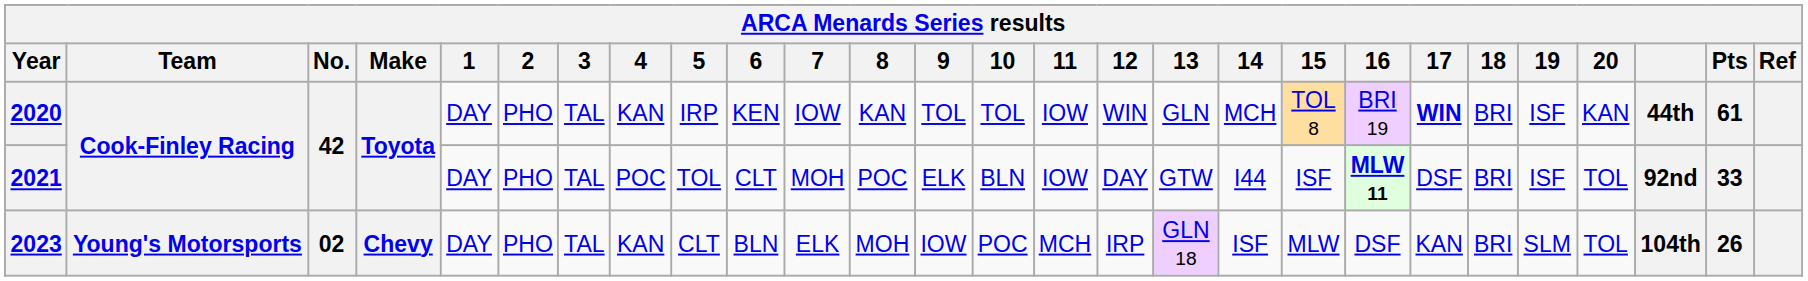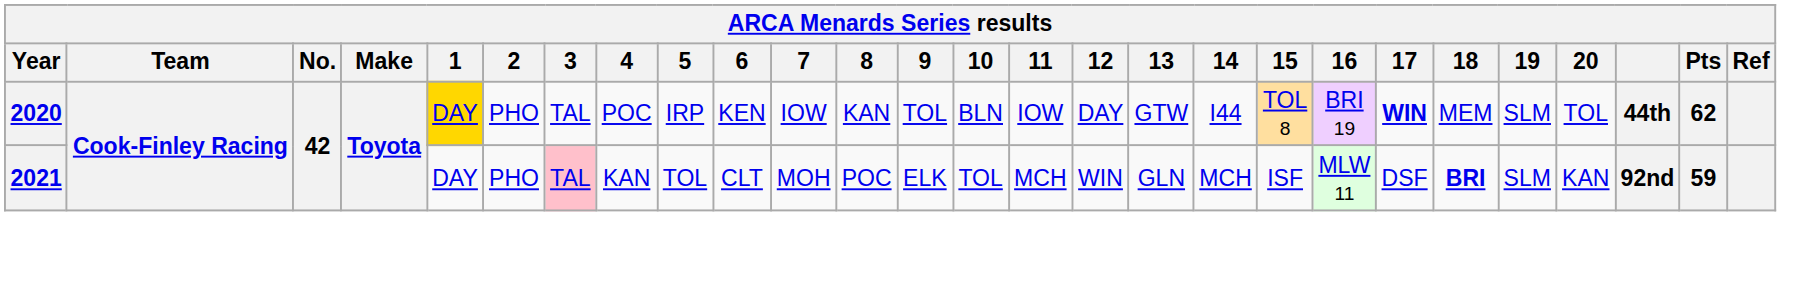(469, 113) no background -> (455, 113) gold background
(641, 113) KAN -> (627, 113) POC
(1003, 113) TOL -> (981, 113) BLN
(1125, 113) WIN -> (1101, 113) DAY
(1186, 113) GLN -> (1161, 113) GTW
(1250, 113) MCH -> (1226, 113) I44
(1493, 113) BRI -> (1466, 113) MEM
(1547, 113) ISF -> (1527, 113) SLM
(1606, 113) KAN -> (1586, 113) TOL
(1730, 113) 61 -> (1703, 113) 62
(584, 178) no background -> (570, 178) pink background
(641, 178) POC -> (627, 178) KAN
(1003, 178) BLN -> (981, 178) TOL
(1065, 178) IOW -> (1040, 178) MCH
(1125, 178) DAY -> (1101, 178) WIN
(1186, 178) GTW -> (1161, 178) GLN
(1250, 178) I44 -> (1226, 178) MCH
(1378, 178) bold -> (1344, 177) normal
(1493, 178) normal -> (1466, 178) bold
(1547, 178) ISF -> (1527, 178) SLM
(1606, 178) TOL -> (1586, 178) KAN
(1730, 178) 33 -> (1703, 178) 59
- row: (36, 243)
